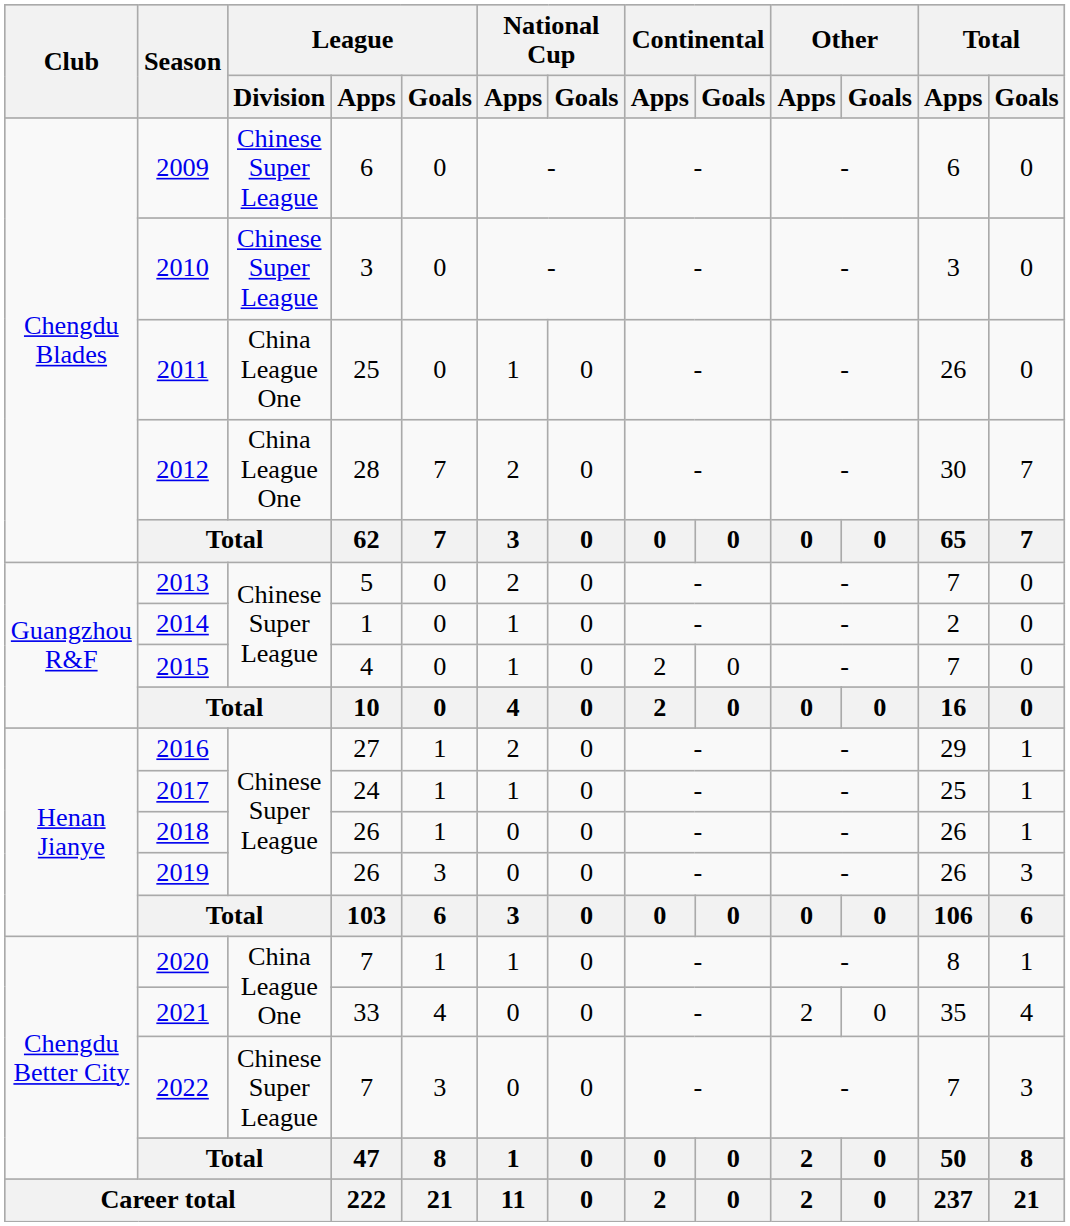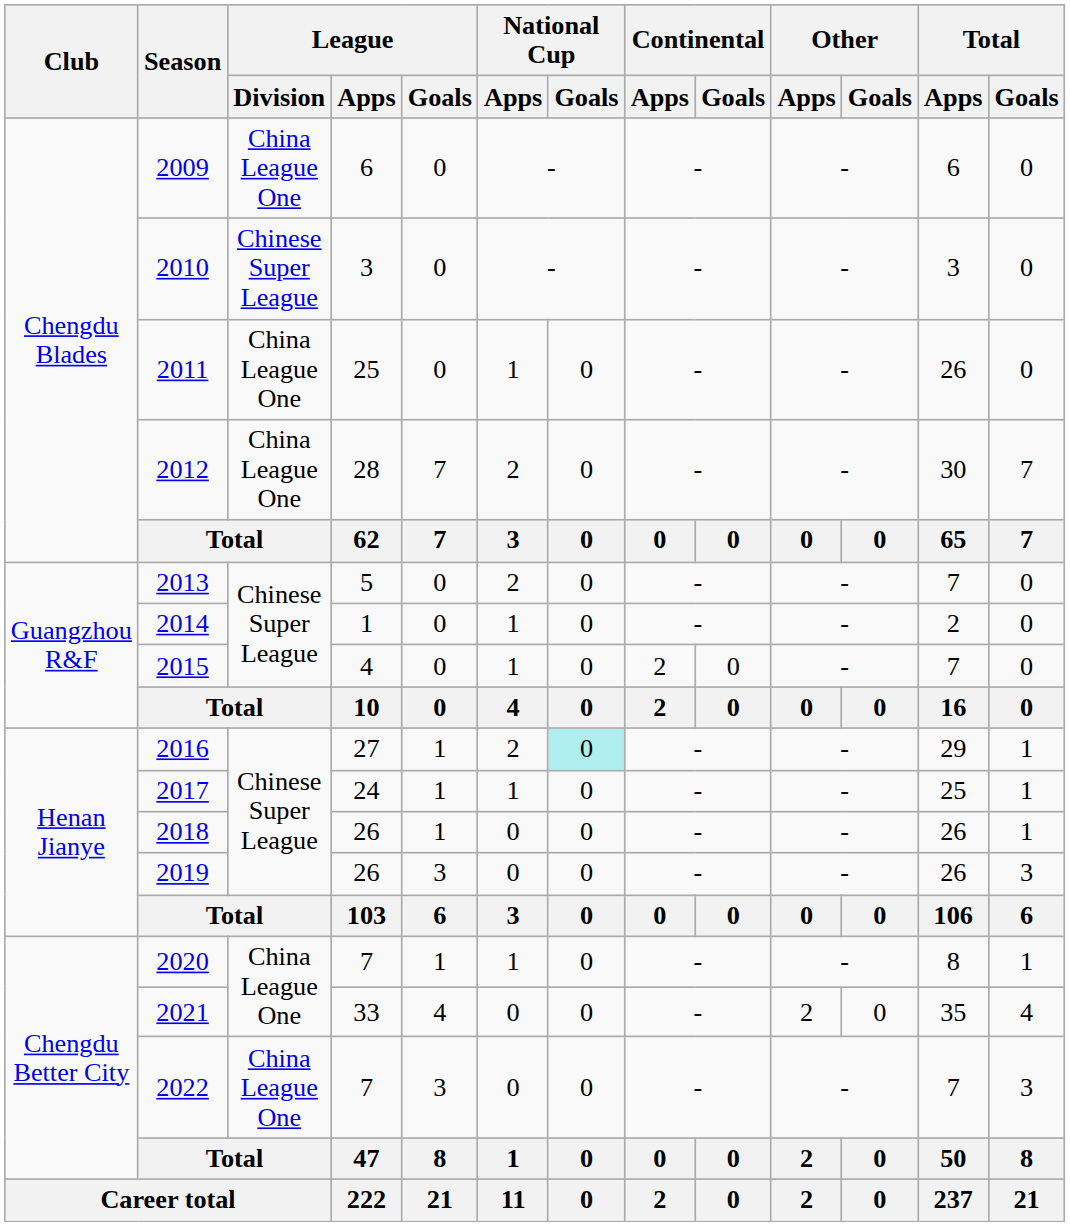(279, 167) Chinese Super League -> (279, 167) China League One
(587, 748) no background -> (587, 748) paleturquoise background
(279, 1087) Chinese Super League -> (279, 1087) China League One
